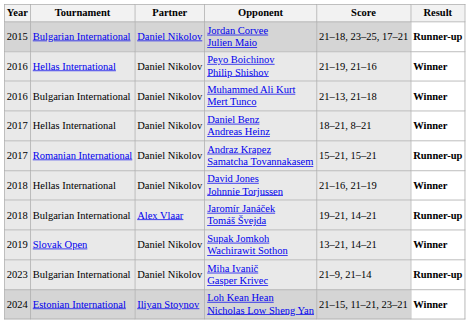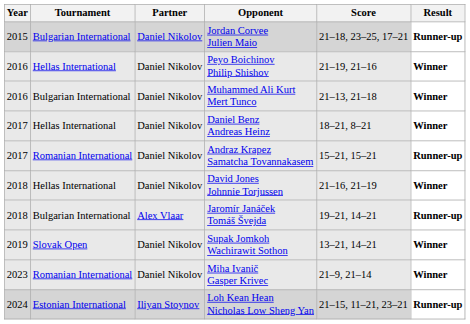(82, 275) Bulgarian International -> (83, 275) Romanian International
(438, 275) Runner-up -> (430, 275) Winner
(430, 304) Winner -> (438, 304) Runner-up
